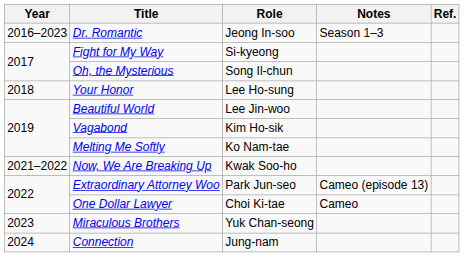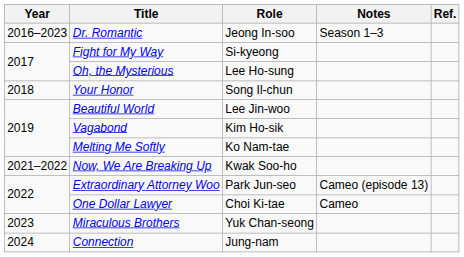(259, 71) Song Il-chun -> (260, 71) Lee Ho-sung
(260, 90) Lee Ho-sung -> (259, 90) Song Il-chun
